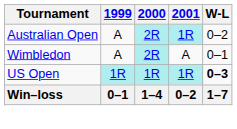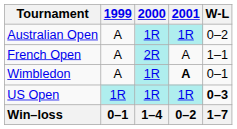(152, 34) 2R -> (152, 34) 1R
+ row: (44, 54)
(152, 54) 2R -> (152, 74) 1R
(186, 54) normal -> (186, 74) bold
